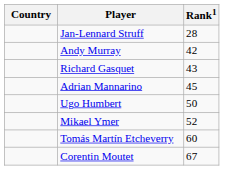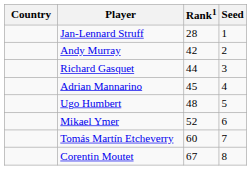+ column: (233, 14)
(192, 68) 43 -> (192, 68) 44
(192, 103) 50 -> (192, 103) 48
